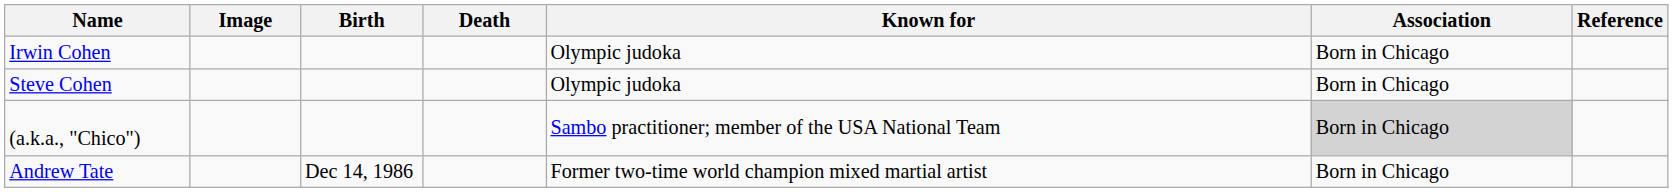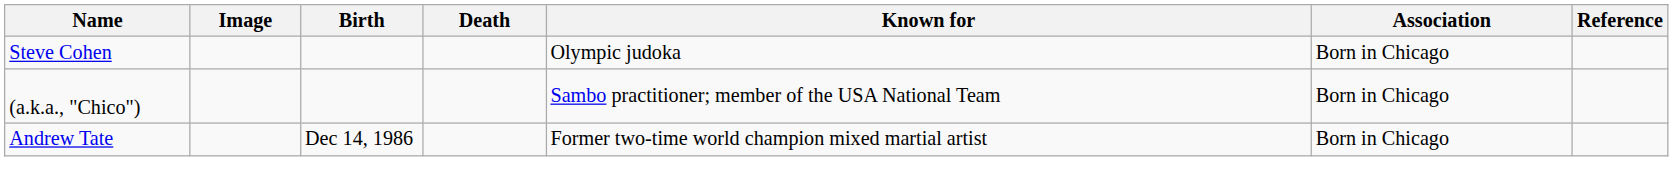- row: (60, 52)
(1382, 127) lightgrey background -> (1382, 95) no background
